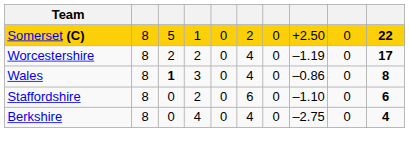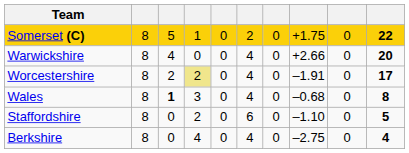(309, 35) +2.50 -> (309, 35) +1.75
+ row: (46, 55)
(197, 55) no background -> (197, 76) khaki background
(309, 55) –1.19 -> (309, 76) –1.91
(309, 76) –0.86 -> (309, 96) –0.68
(386, 96) 6 -> (386, 117) 5
